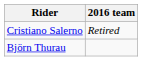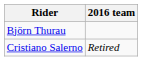rows swapped: (45, 30) <-> (36, 47)
